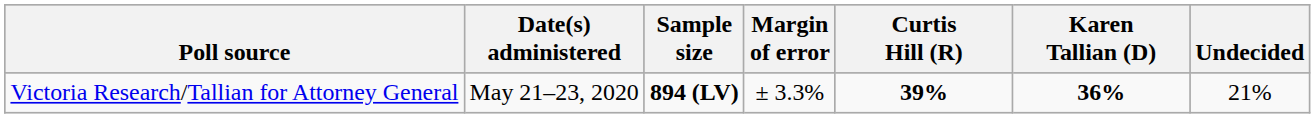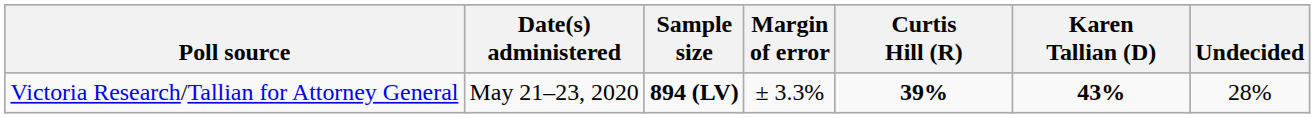(1101, 92) 36% -> (1101, 92) 43%
(1250, 92) 21% -> (1250, 92) 28%
